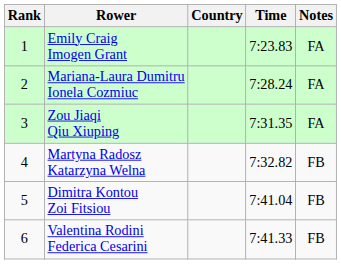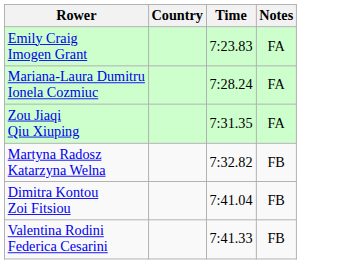- column: (24, 15)
